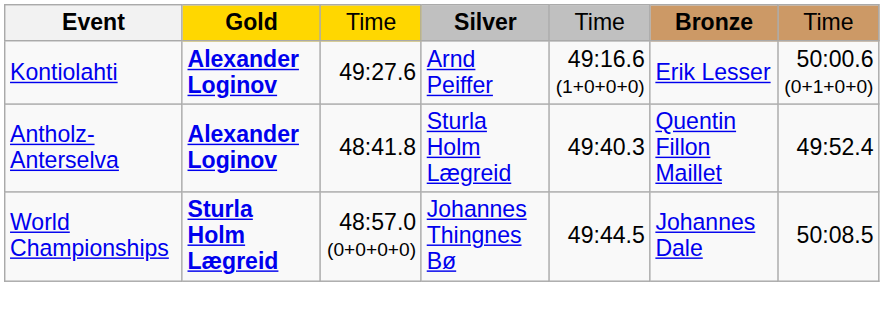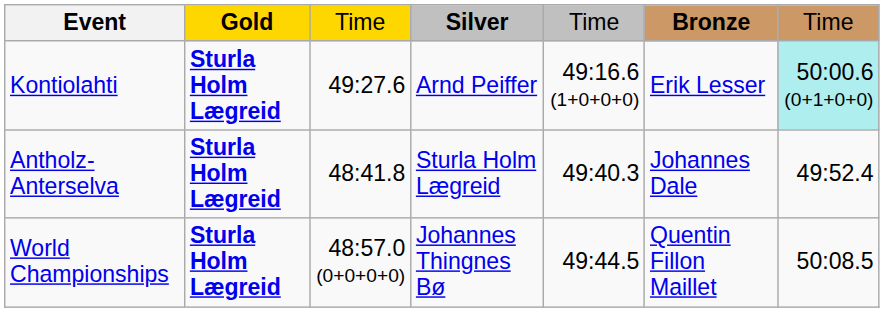(243, 72) Alexander Loginov -> (235, 85) Sturla Holm Lægreid
(829, 72) no background -> (829, 85) paleturquoise background
(243, 147) Alexander Loginov -> (235, 173) Sturla Holm Lægreid
(696, 147) Quentin Fillon Maillet -> (700, 173) Johannes Dale
(705, 236) Johannes Dale -> (690, 261) Quentin Fillon Maillet
